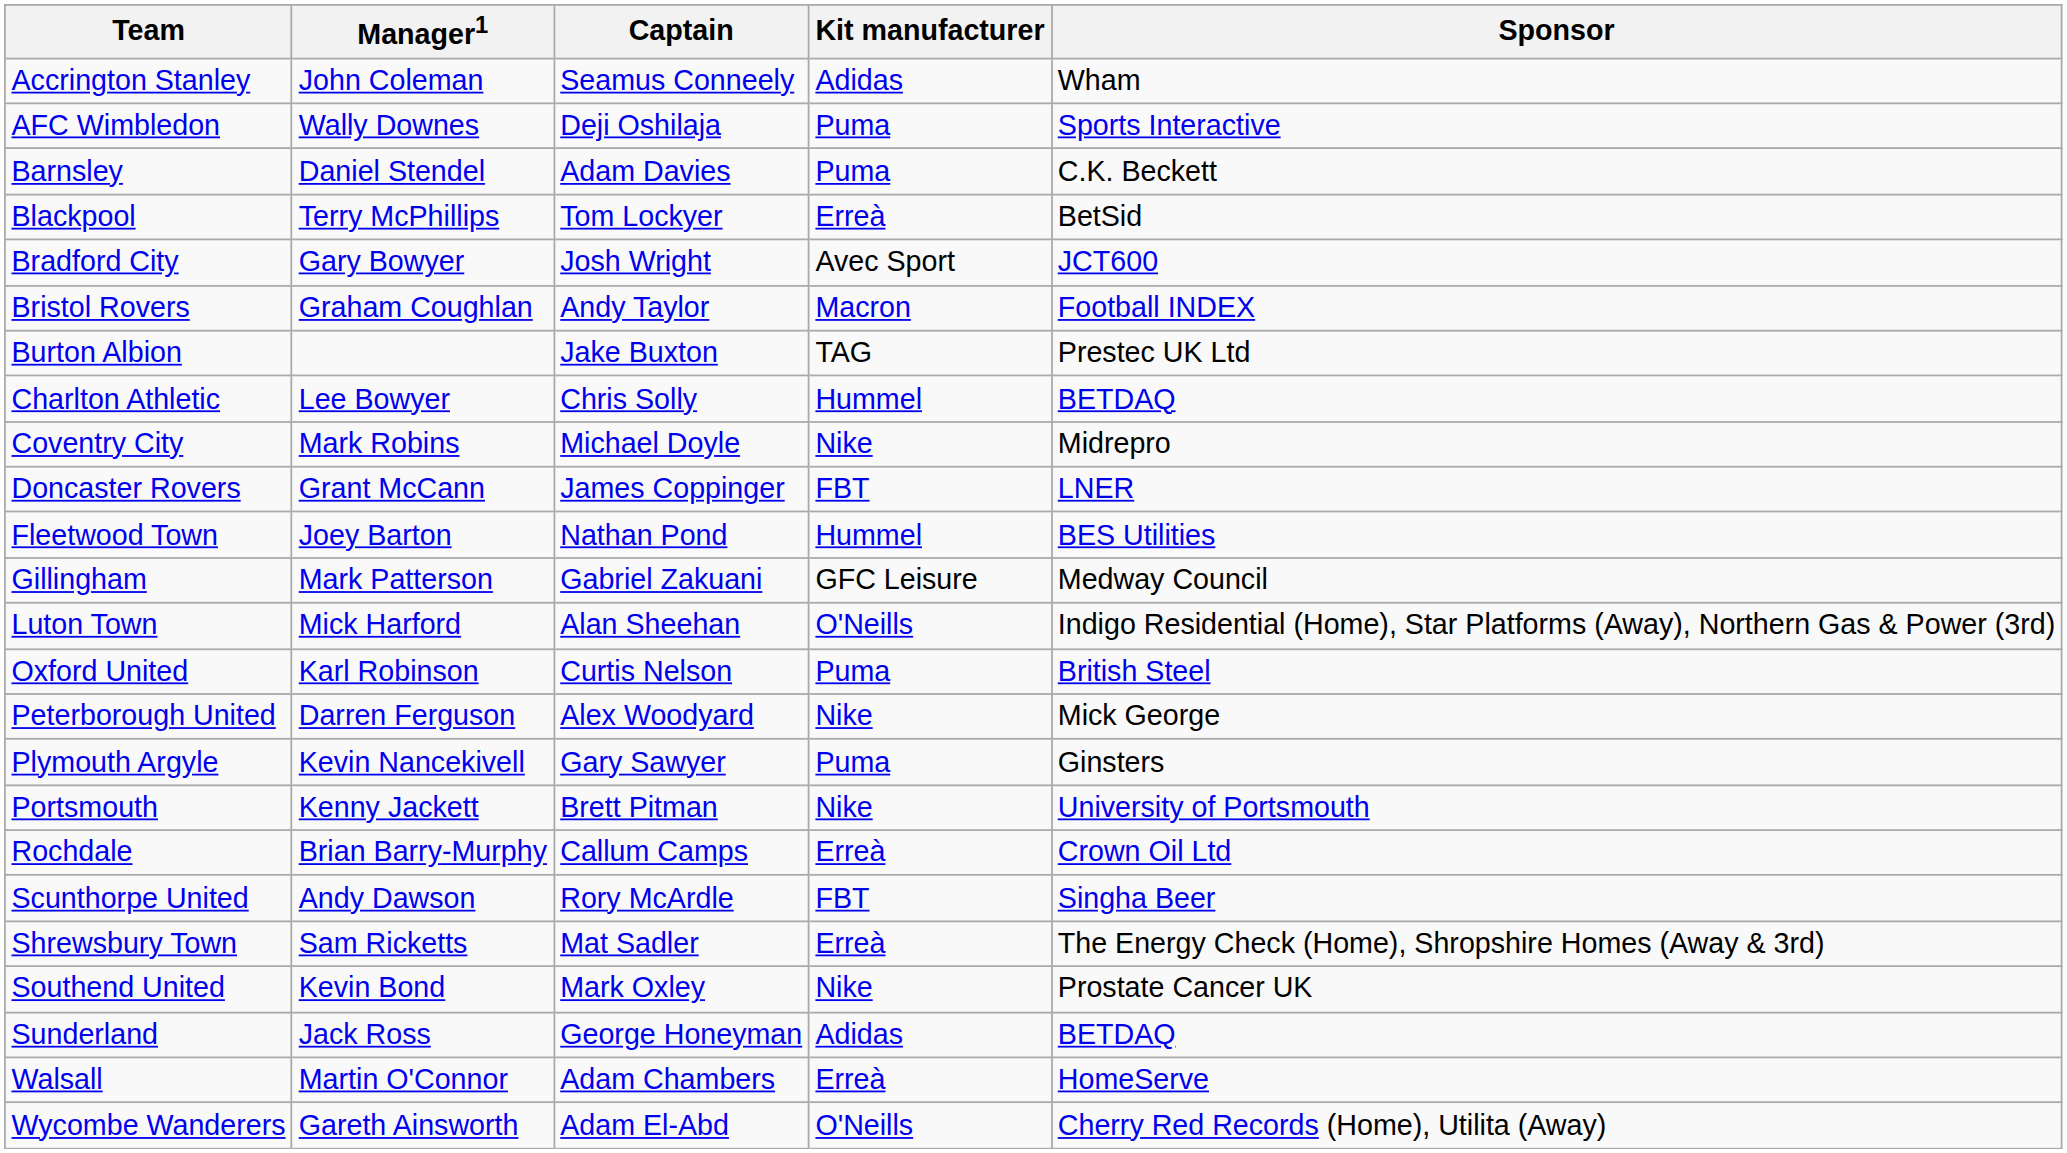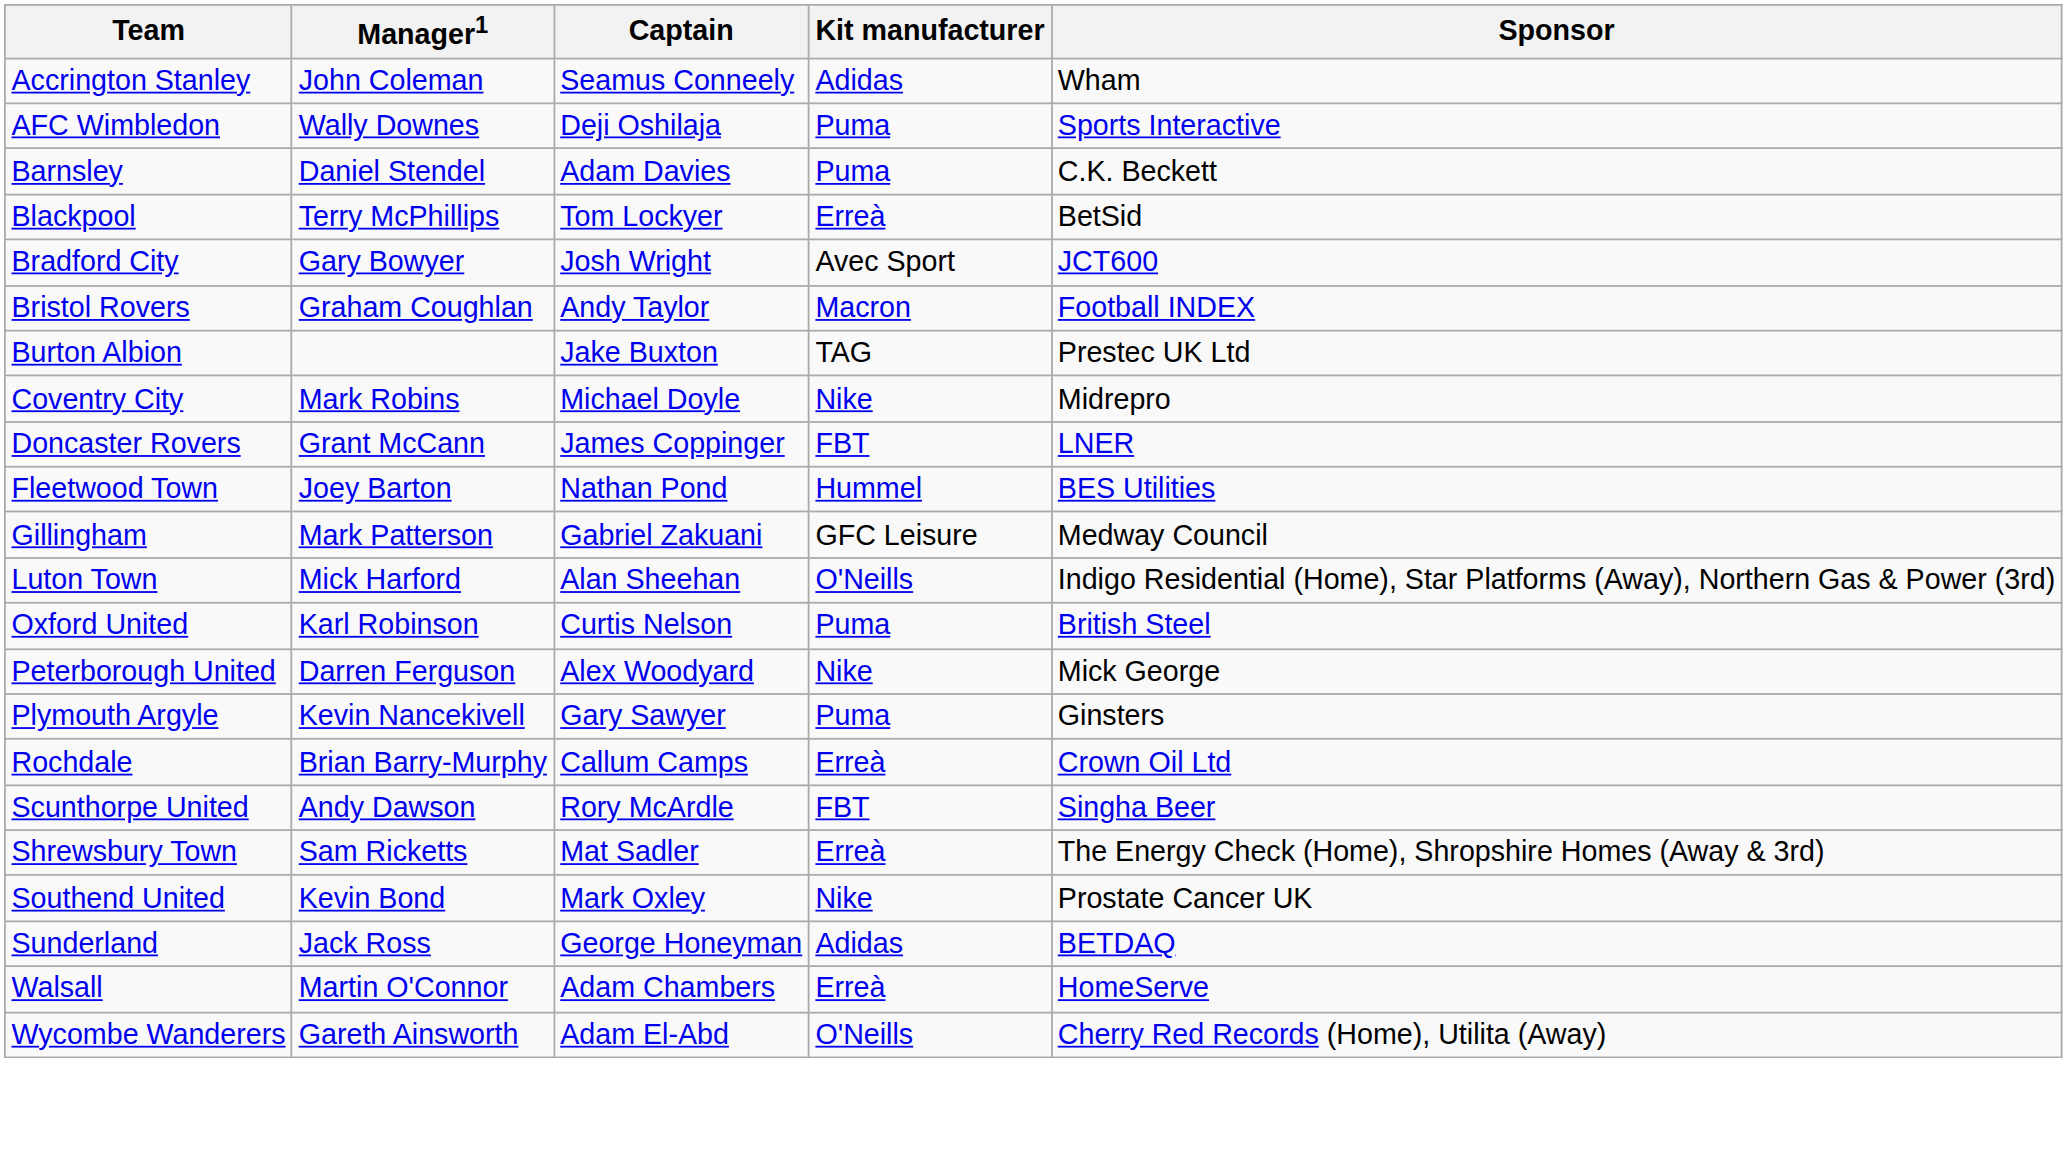- row: (116, 398)
- row: (85, 807)
